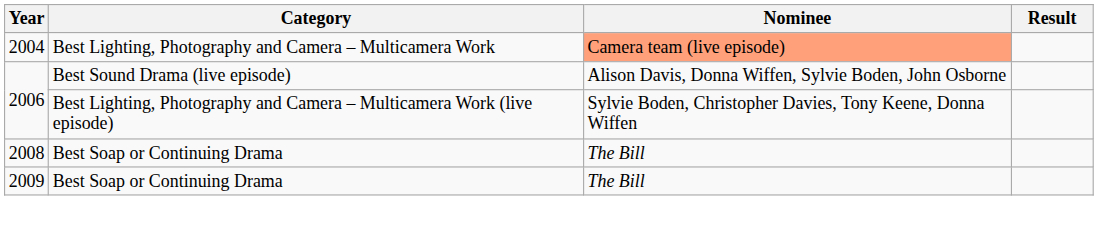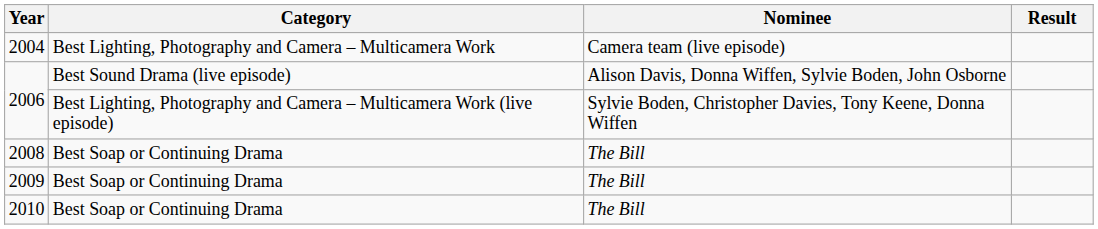(686, 47) lightsalmon background -> (686, 47) no background
+ row: (27, 209)
